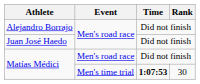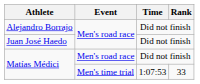(153, 72) bold -> (153, 72) normal
(182, 72) 30 -> (181, 72) 33
